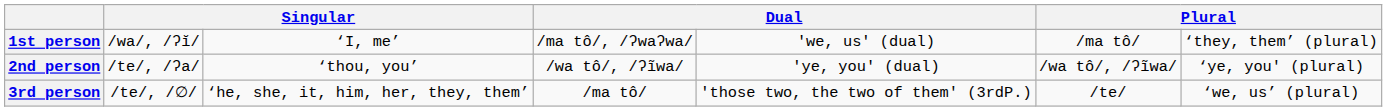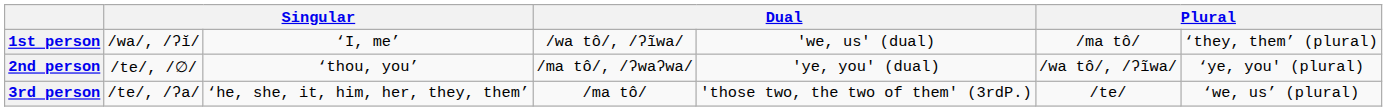(615, 42) /ma tô/, /ʔwaʔwa/ -> (615, 42) /wa tô/, /ʔĩwa/
(154, 67) /te/, /ʔa/ -> (154, 68) /te/, /∅/
(615, 67) /wa tô/, /ʔĩwa/ -> (615, 68) /ma tô/, /ʔwaʔwa/
(154, 93) /te/, /∅/ -> (154, 93) /te/, /ʔa/
